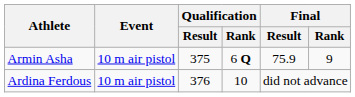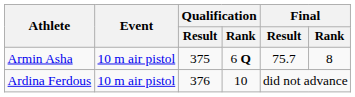(284, 58) 75.9 -> (284, 58) 75.7
(329, 58) 9 -> (329, 58) 8
